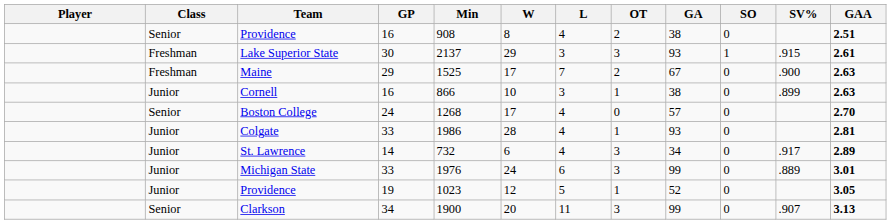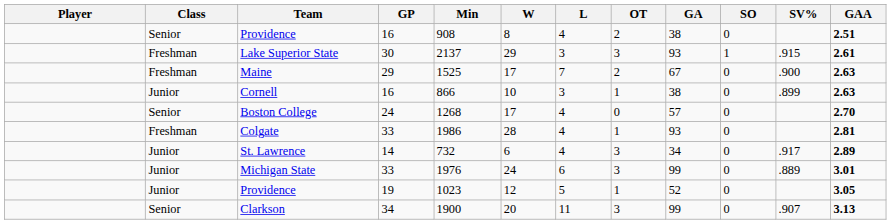(164, 131) Junior -> (173, 131) Freshman
